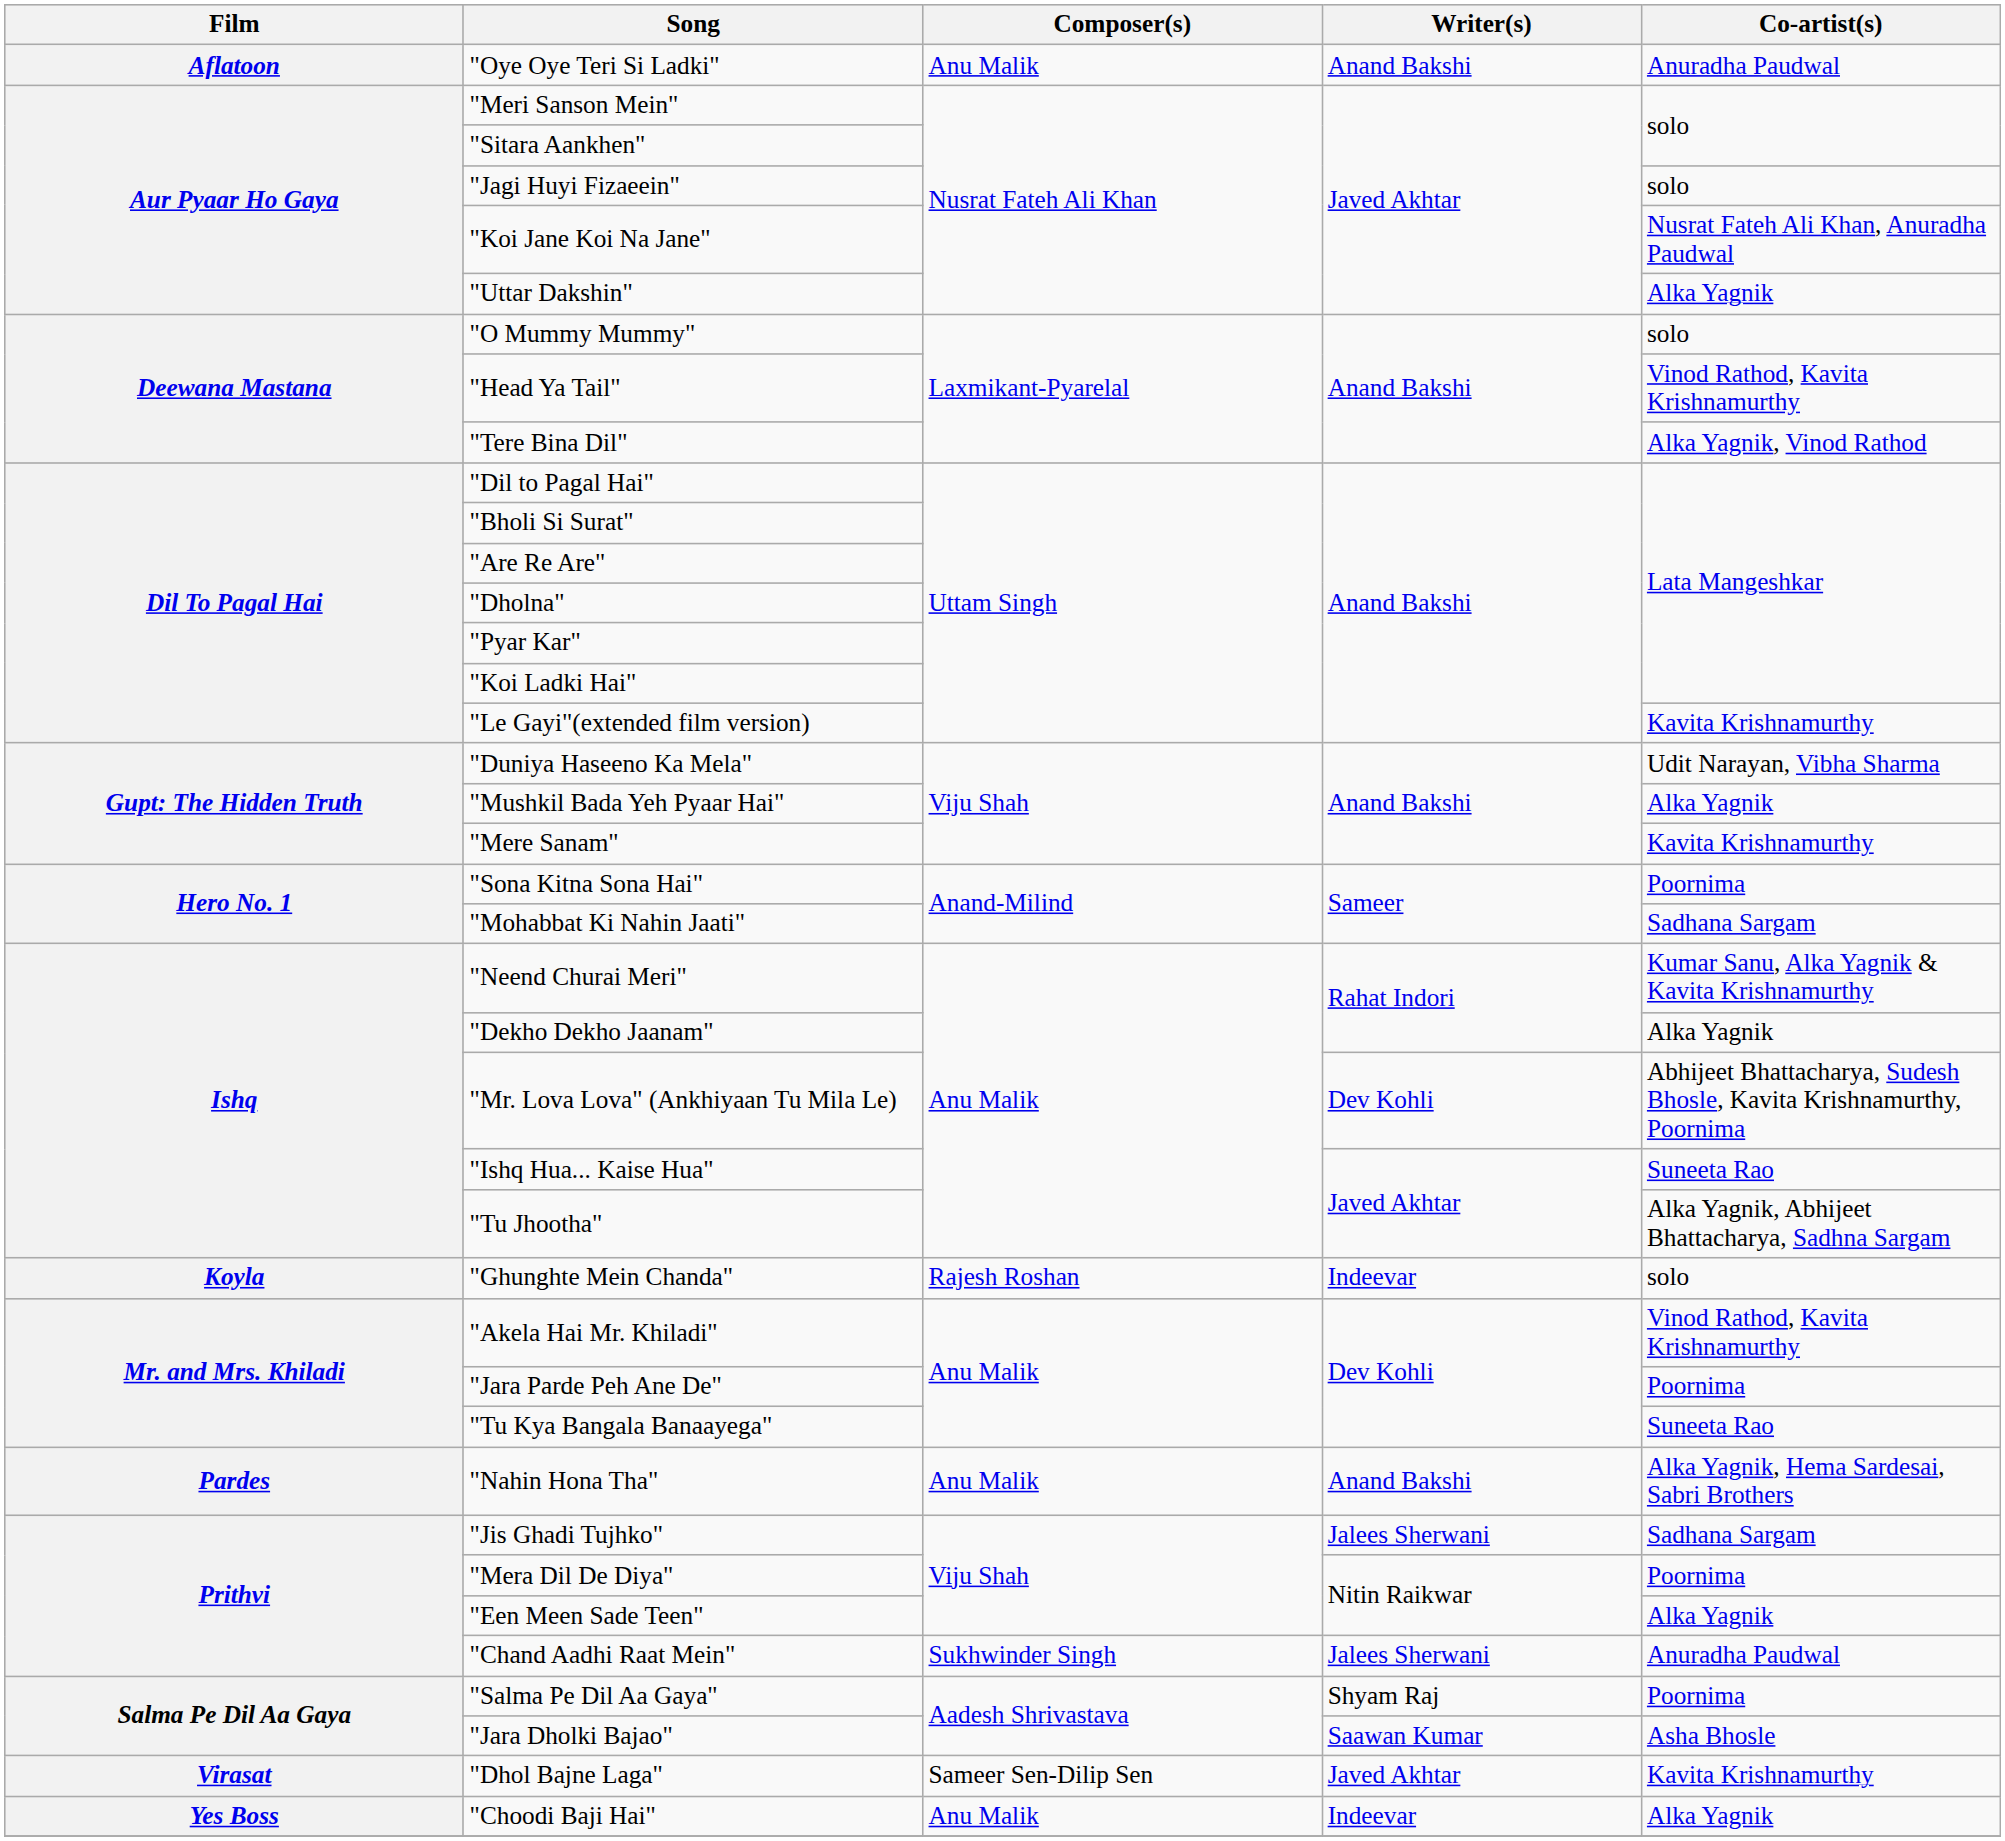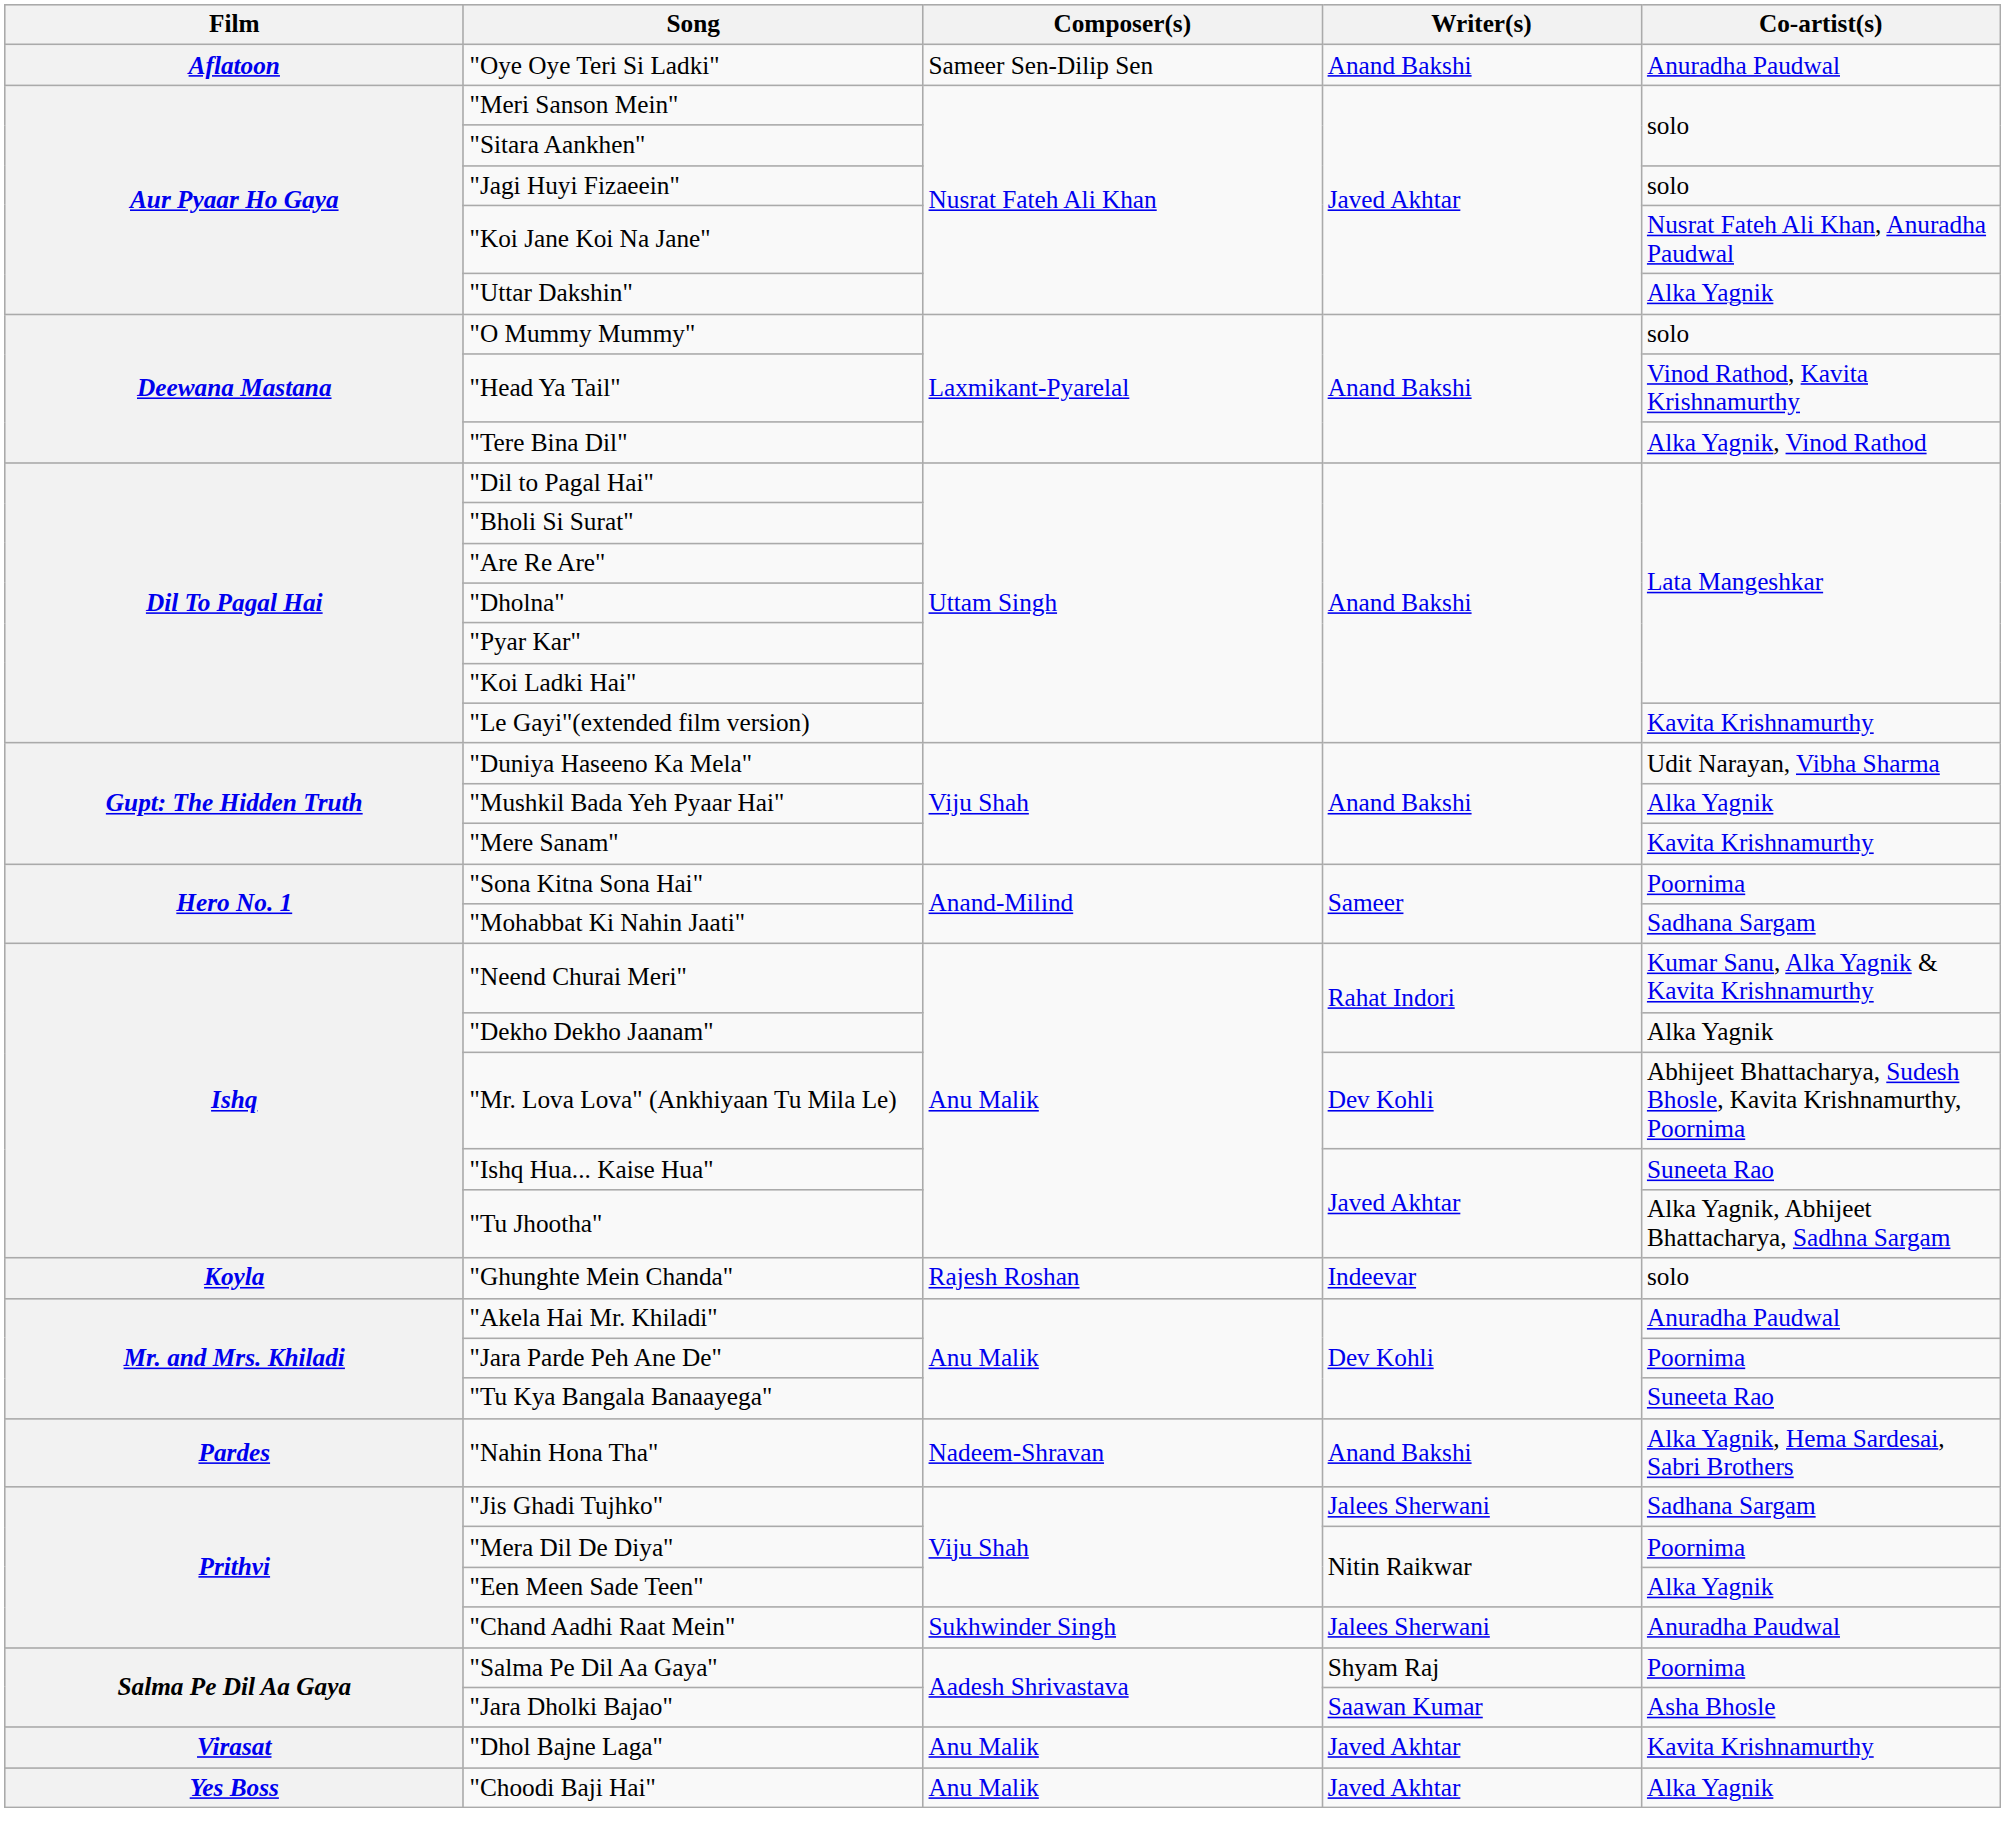(984, 64) Anu Malik -> (1041, 64) Sameer Sen-Dilip Sen
(1757, 1331) Vinod Rathod, Kavita Krishnamurthy -> (1743, 1317) Anuradha Paudwal
(984, 1480) Anu Malik -> (1016, 1452) Nadeem-Shravan
(1041, 1775) Sameer Sen-Dilip Sen -> (984, 1747) Anu Malik
(1372, 1815) Indeevar -> (1394, 1787) Javed Akhtar
